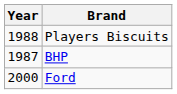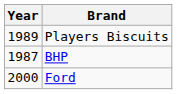(23, 36) 1988 -> (23, 36) 1989
